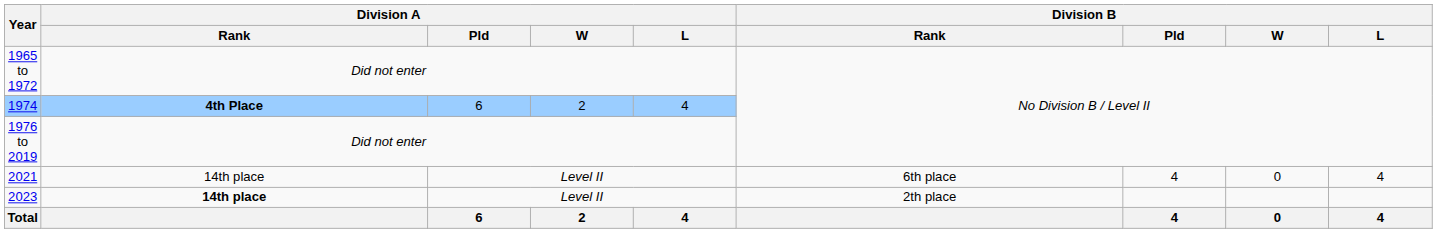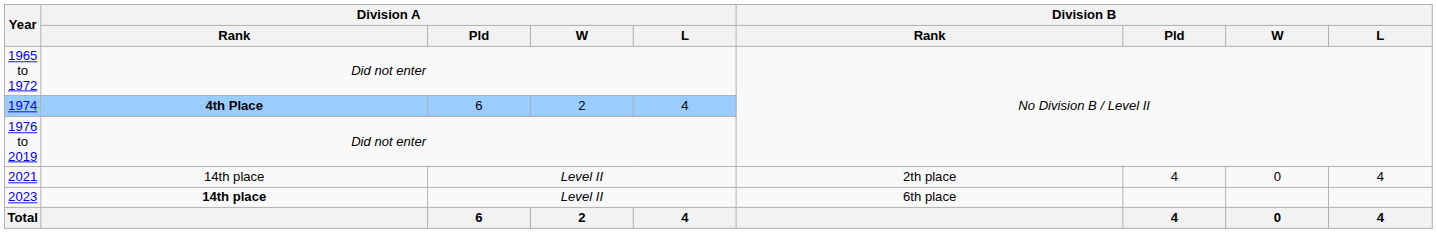(930, 177) 6th place -> (930, 177) 2th place
(930, 198) 2th place -> (930, 198) 6th place
